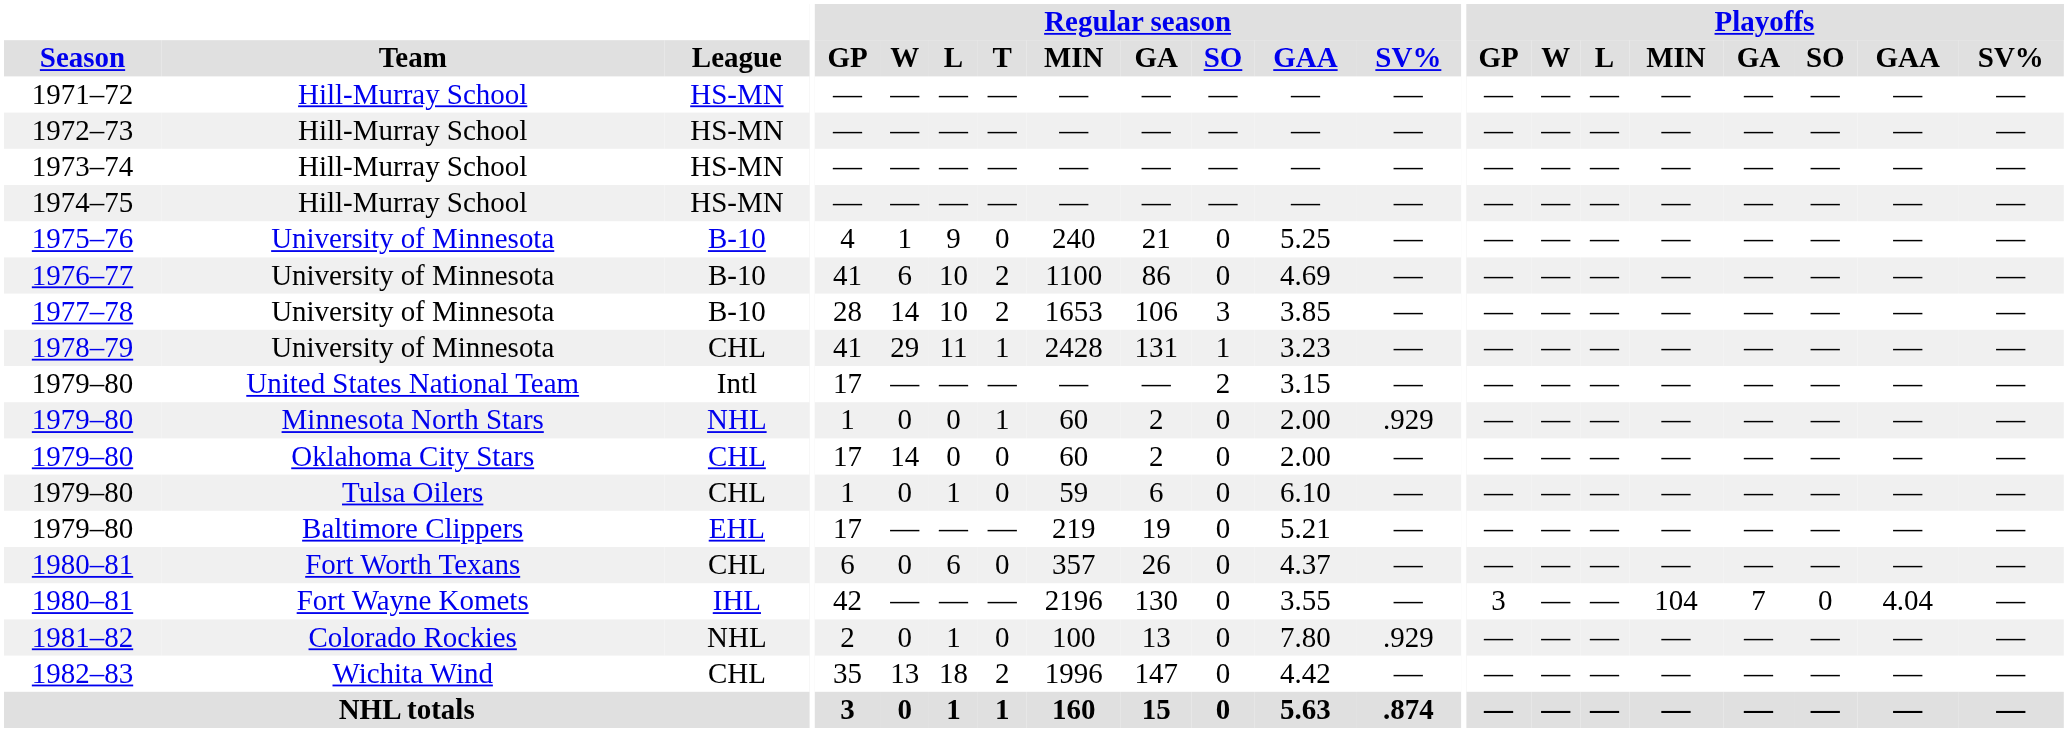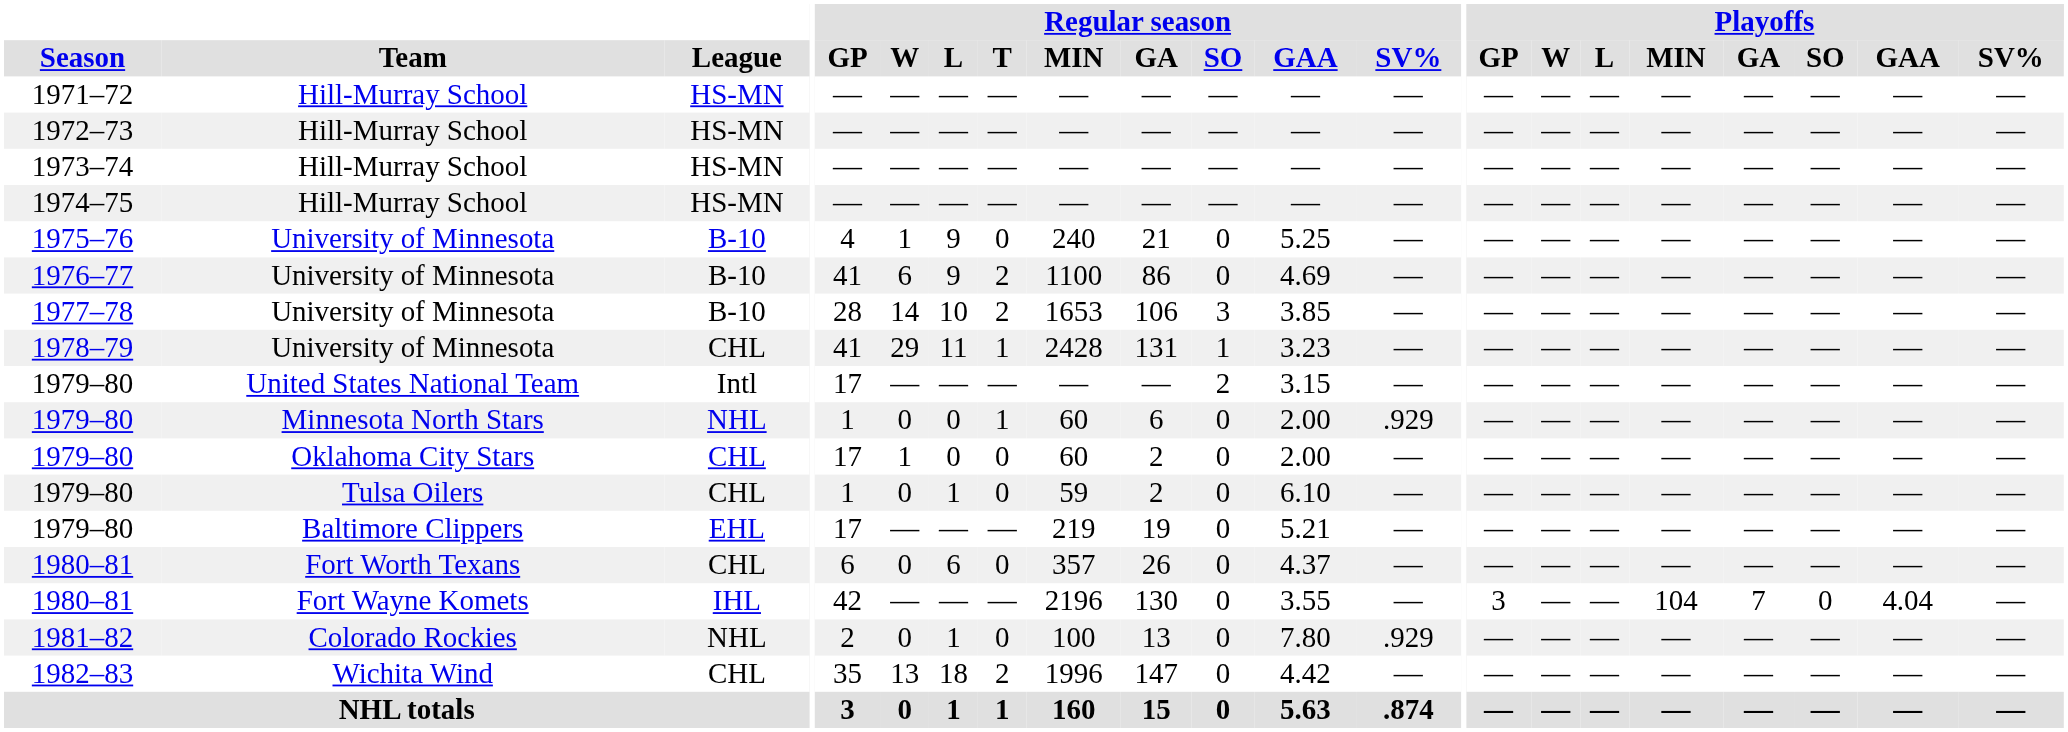(953, 275) 10 -> (953, 275) 9
(1156, 419) 2 -> (1156, 419) 6
(905, 456) 14 -> (905, 456) 1
(1156, 492) 6 -> (1156, 492) 2
